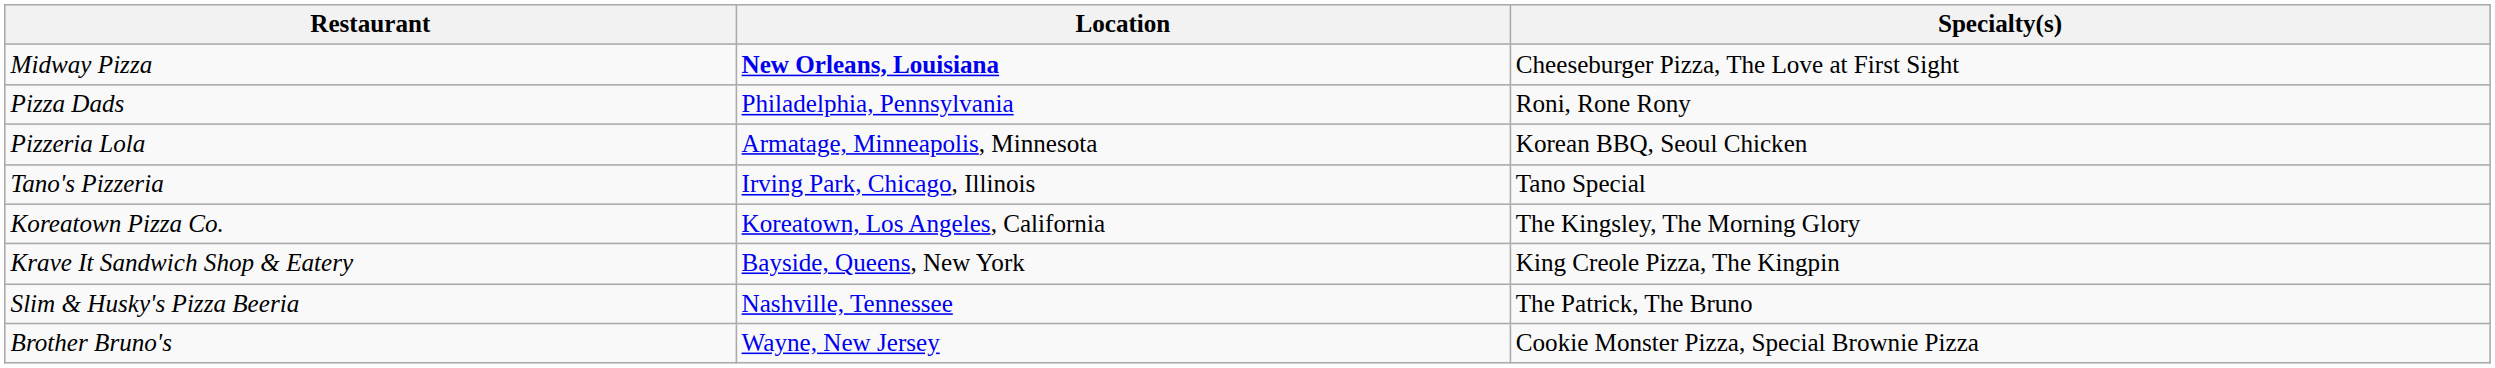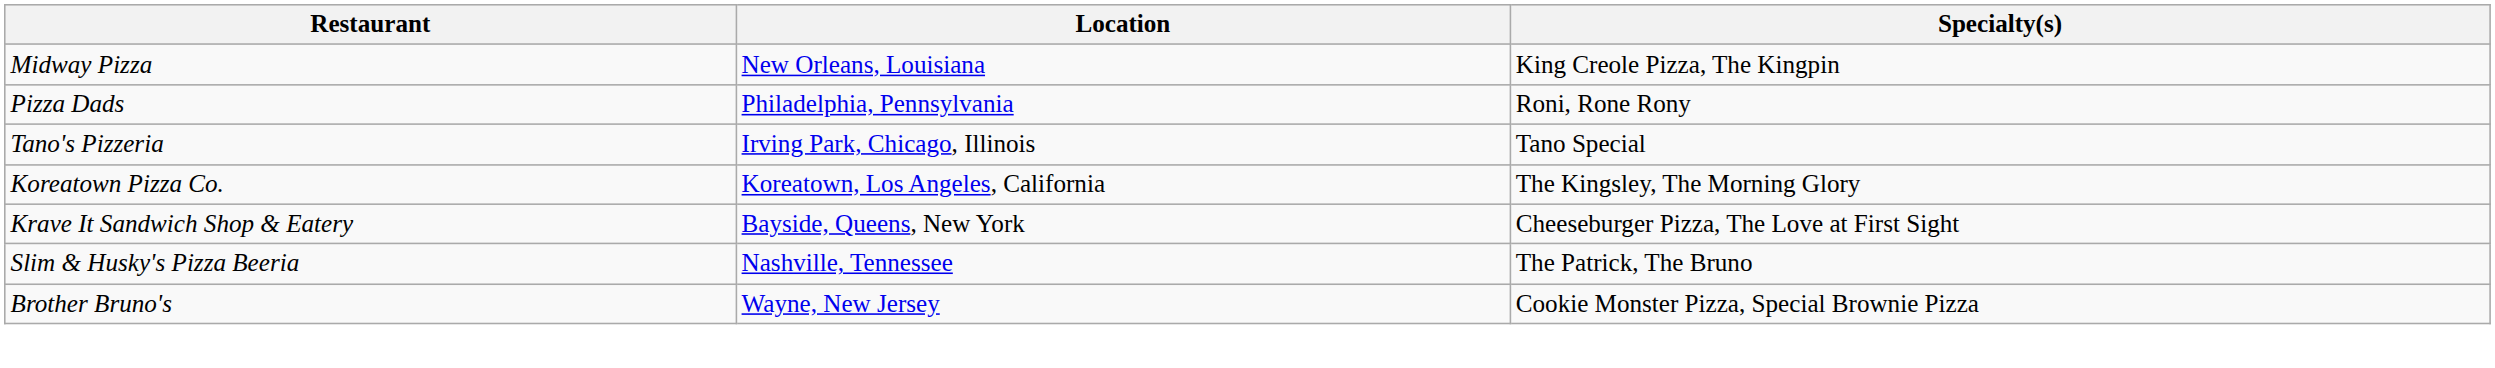(870, 64) bold -> (863, 64) normal
(1738, 64) Cheeseburger Pizza, The Love at First Sight -> (1678, 64) King Creole Pizza, The Kingpin
- row: (78, 143)
(1678, 263) King Creole Pizza, The Kingpin -> (1738, 223) Cheeseburger Pizza, The Love at First Sight
